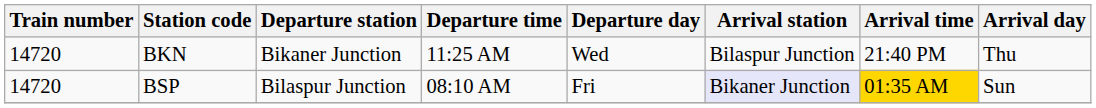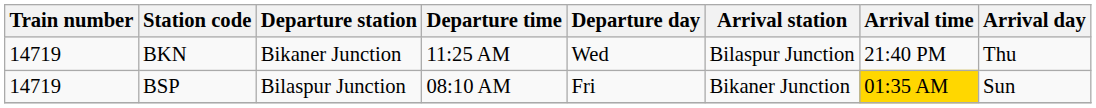(35, 53) 14720 -> (35, 53) 14719
(35, 86) 14720 -> (35, 86) 14719
(780, 86) lavender background -> (780, 86) no background
